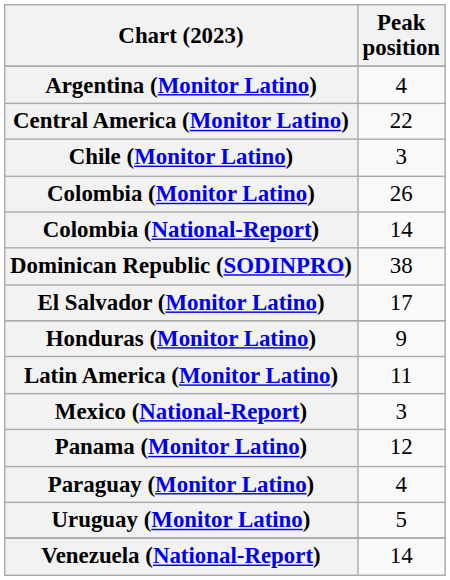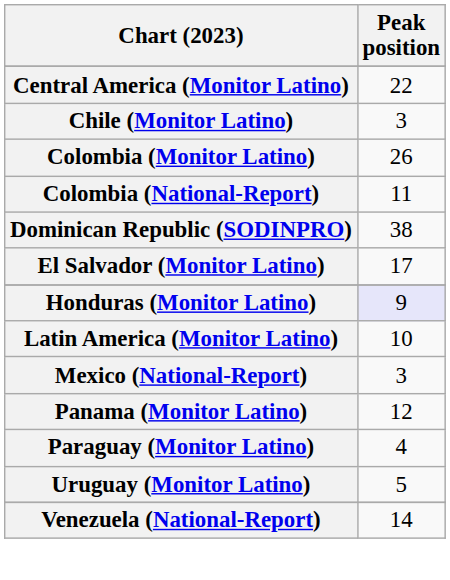- row: (181, 84)
(401, 229) 14 -> (401, 193) 11
(401, 338) no background -> (401, 302) lavender background
(401, 374) 11 -> (401, 338) 10
